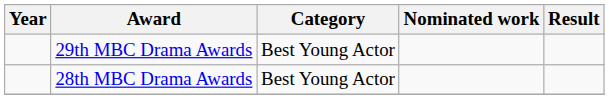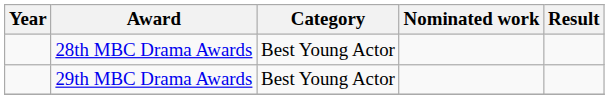rows swapped: (154, 79) <-> (154, 49)
